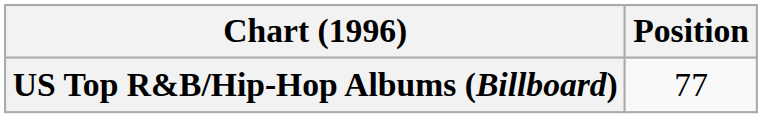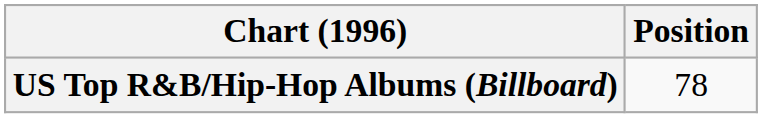(691, 84) 77 -> (691, 84) 78
